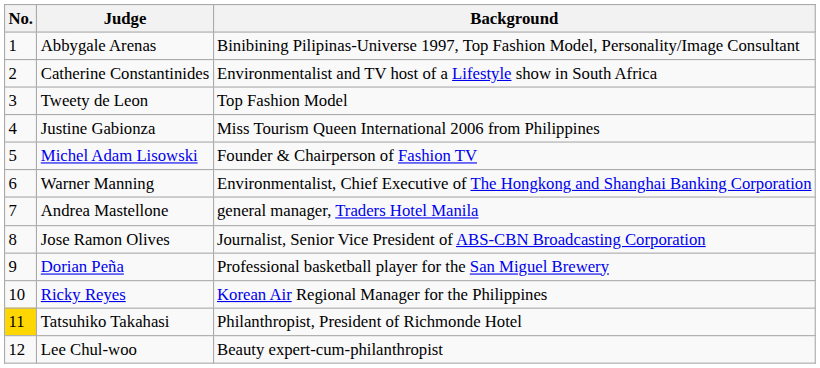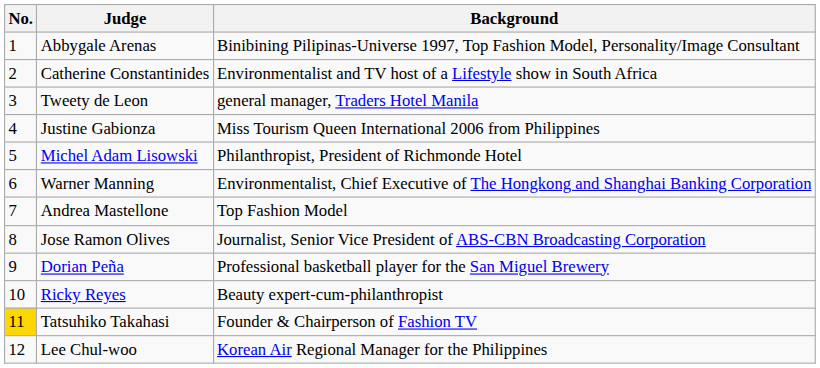(282, 101) Top Fashion Model -> (348, 101) general manager, Traders Hotel Manila
(347, 156) Founder & Chairperson of Fashion TV -> (369, 156) Philanthropist, President of Richmonde Hotel
(348, 211) general manager, Traders Hotel Manila -> (282, 211) Top Fashion Model
(382, 294) Korean Air Regional Manager for the Philippines -> (330, 294) Beauty expert-cum-philanthropist
(369, 321) Philanthropist, President of Richmonde Hotel -> (347, 321) Founder & Chairperson of Fashion TV
(330, 349) Beauty expert-cum-philanthropist -> (382, 349) Korean Air Regional Manager for the Philippines
